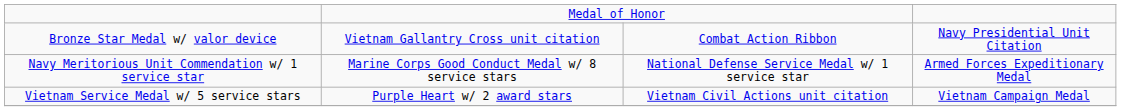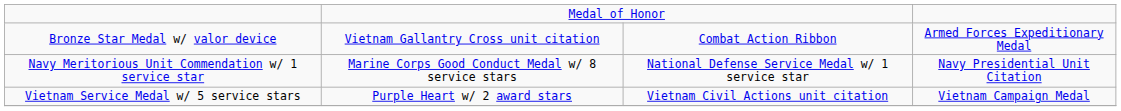(1014, 39) Navy Presidential Unit Citation -> (1014, 39) Armed Forces Expeditionary Medal
(1014, 71) Armed Forces Expeditionary Medal -> (1014, 71) Navy Presidential Unit Citation
